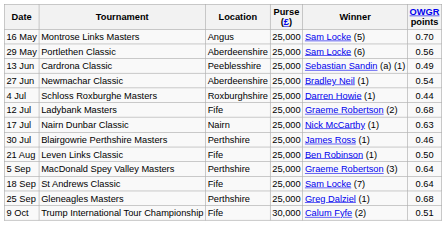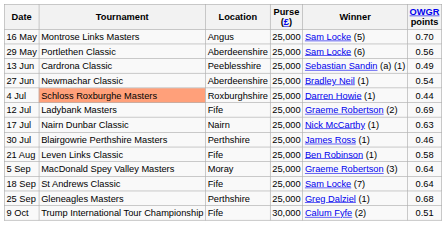(99, 96) no background -> (99, 96) lightsalmon background
(425, 110) 0.68 -> (425, 110) 0.69
(425, 154) 0.50 -> (425, 154) 0.58
(229, 169) Perthshire -> (221, 169) Moray
